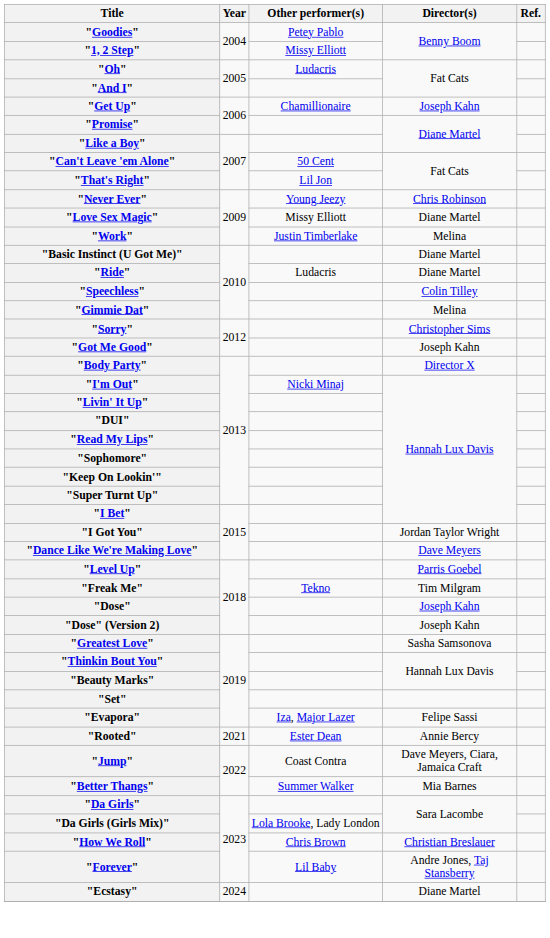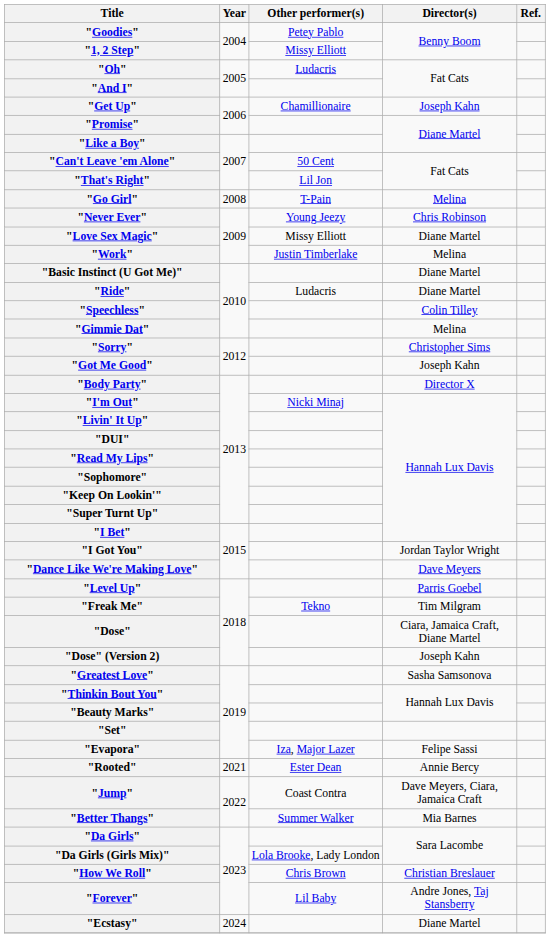+ row: (112, 198)
(450, 606) Joseph Kahn -> (450, 631) Ciara, Jamaica Craft, Diane Martel
